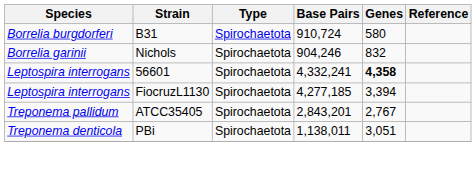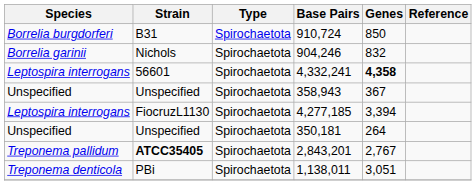(376, 33) 580 -> (376, 33) 850
+ row: (319, 92)
+ row: (319, 131)
(169, 111) normal -> (169, 151) bold
